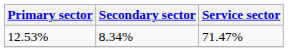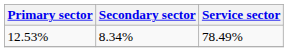(222, 36) 71.47% -> (222, 36) 78.49%
